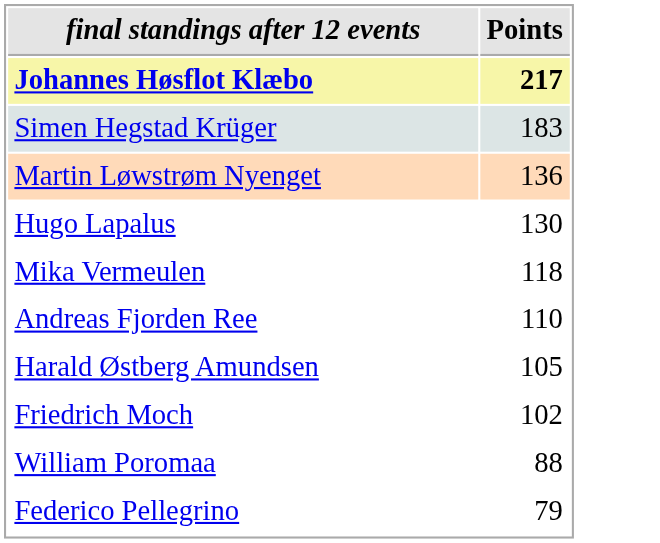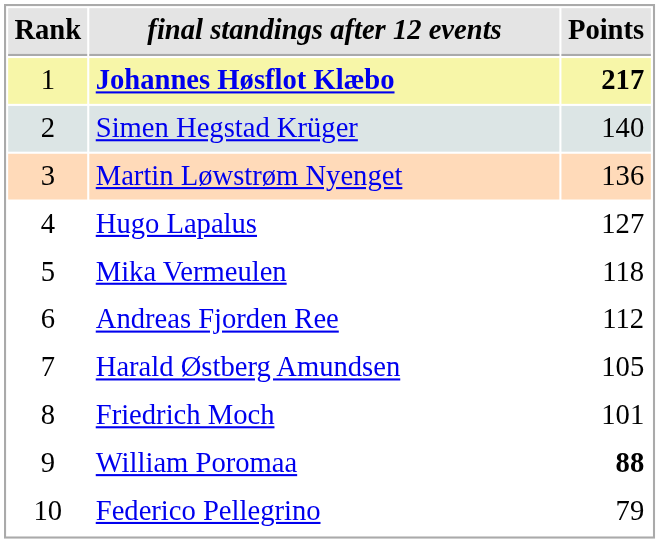+ column: (48, 30)
(541, 128) 183 -> (623, 128) 140
(541, 223) 130 -> (623, 223) 127
(542, 319) 110 -> (623, 319) 112
(541, 415) 102 -> (623, 415) 101
(549, 463) normal -> (630, 463) bold
